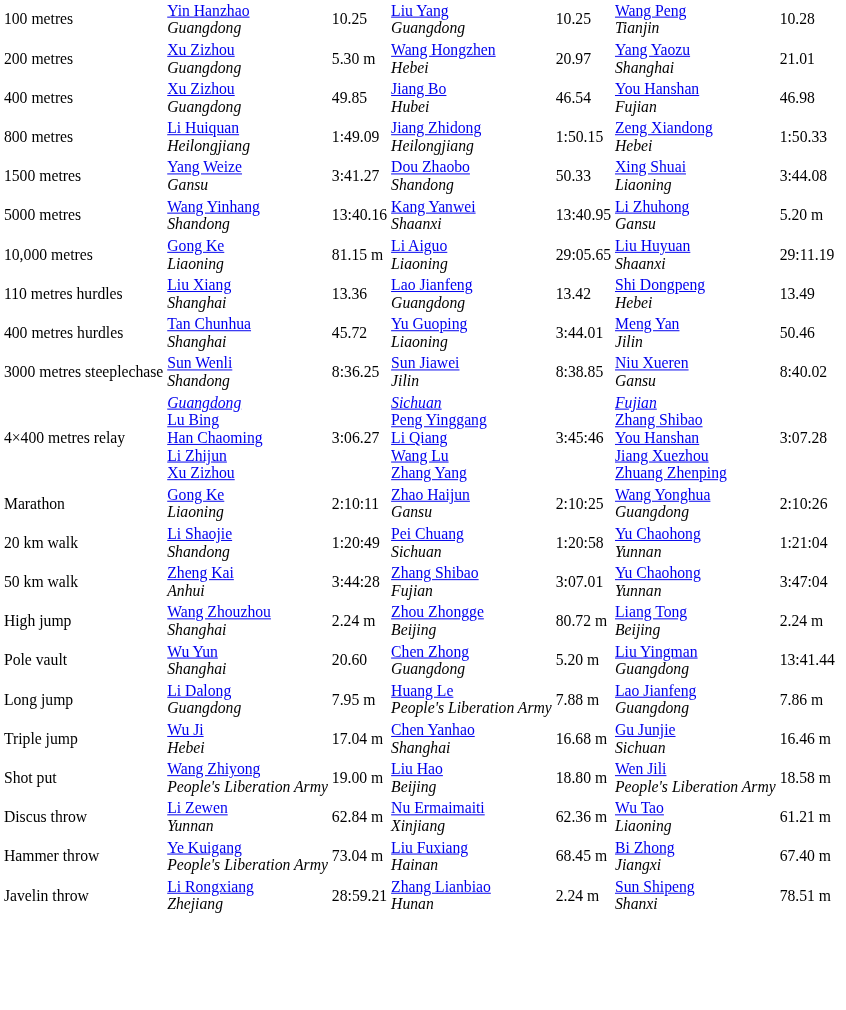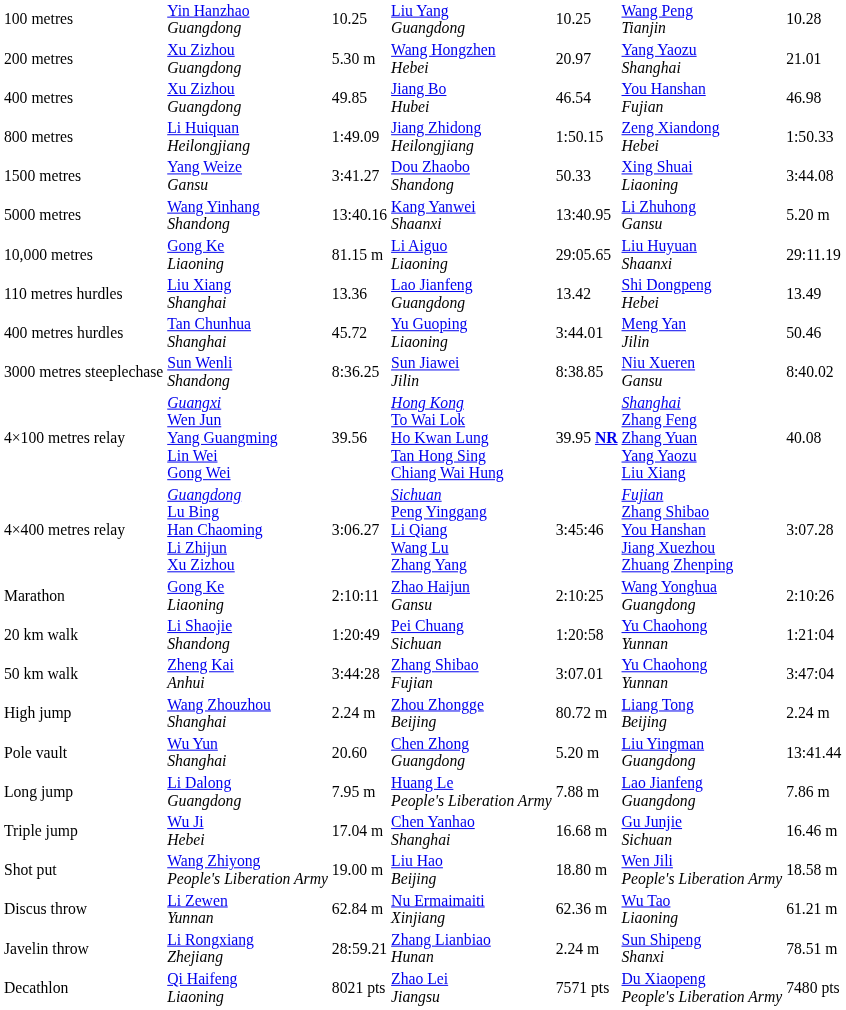+ row: (65, 438)
- row: (52, 856)
+ row: (36, 987)
